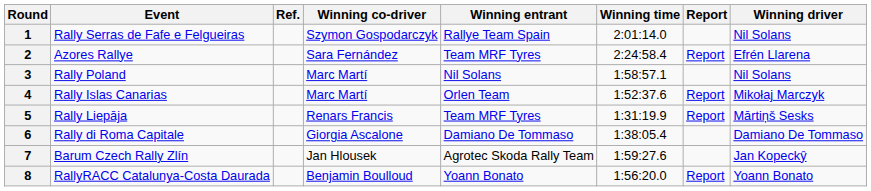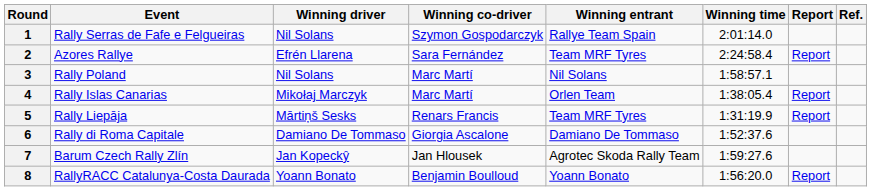columns swapped: (798, 14) <-> (288, 14)
(640, 95) 1:52:37.6 -> (746, 95) 1:38:05.4
(640, 135) 1:38:05.4 -> (746, 135) 1:52:37.6
